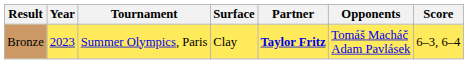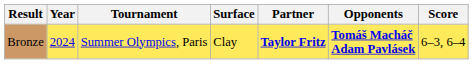(62, 41) 2023 -> (62, 41) 2024
(371, 41) normal -> (373, 41) bold
